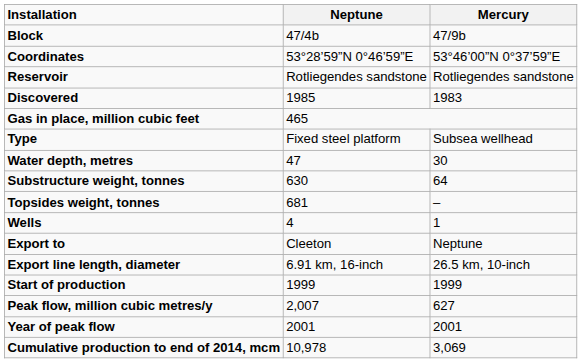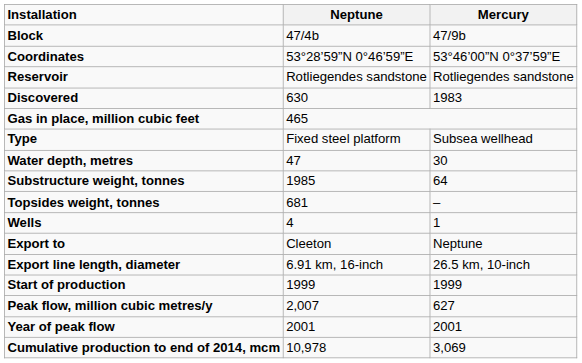(301, 98) 1985 -> (297, 98) 630
(297, 181) 630 -> (301, 181) 1985
